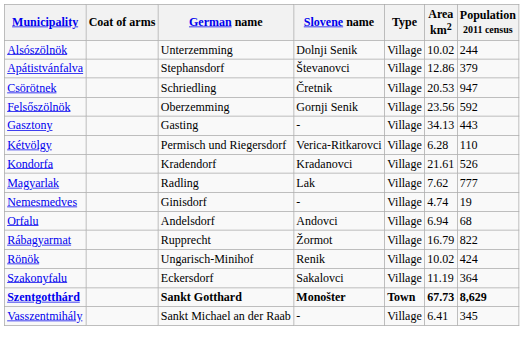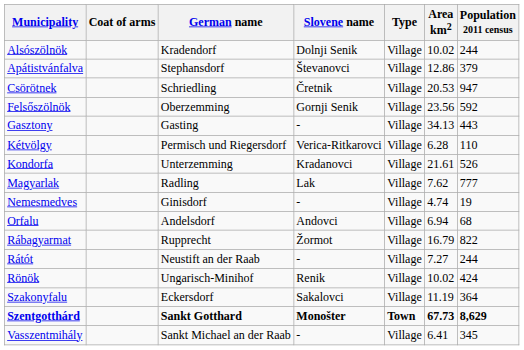(197, 49) Unterzemming -> (188, 49) Kradendorf
(188, 163) Kradendorf -> (197, 163) Unterzemming
+ row: (20, 259)
